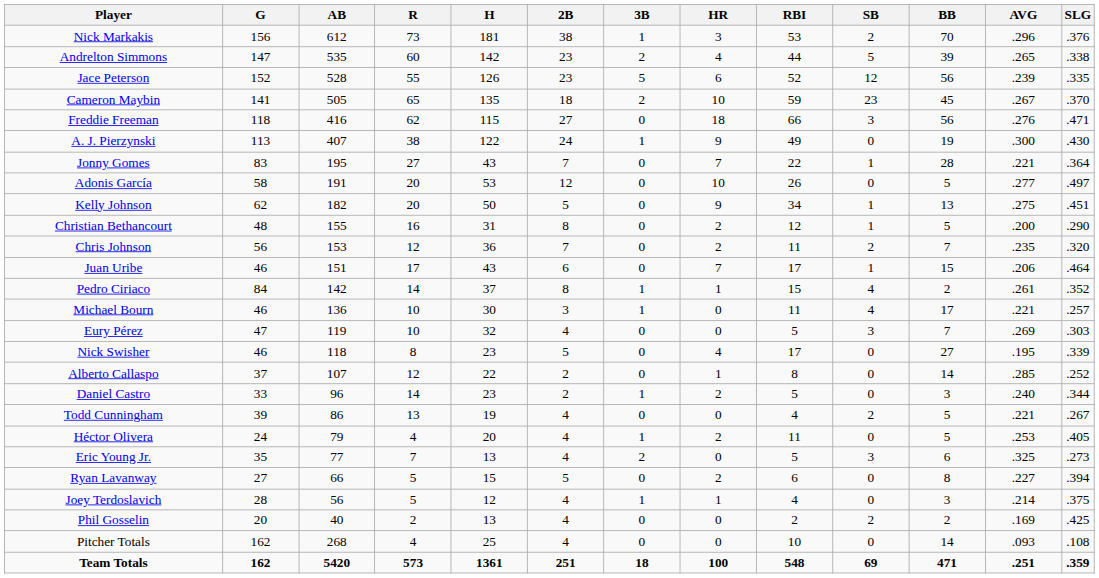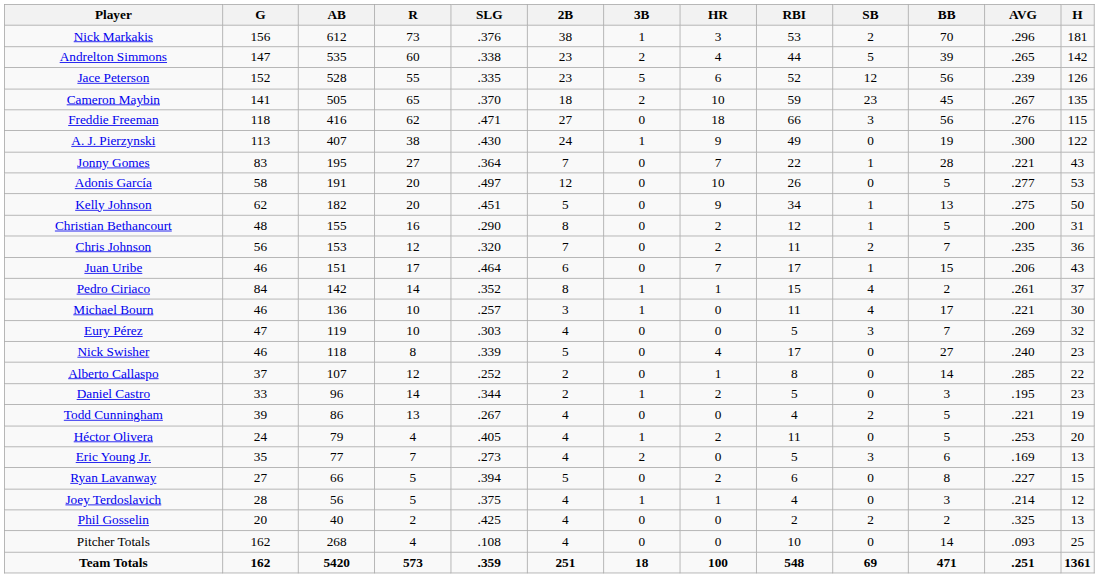columns swapped: (489, 15) <-> (1078, 15)
(1023, 352) .195 -> (1023, 352) .240
(1023, 394) .240 -> (1023, 394) .195
(1023, 457) .325 -> (1023, 457) .169
(1023, 520) .169 -> (1023, 520) .325
